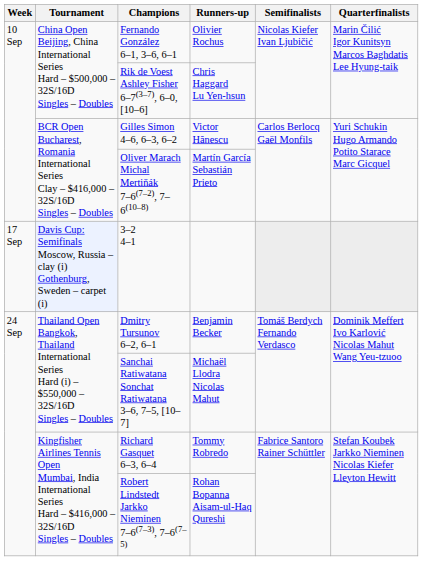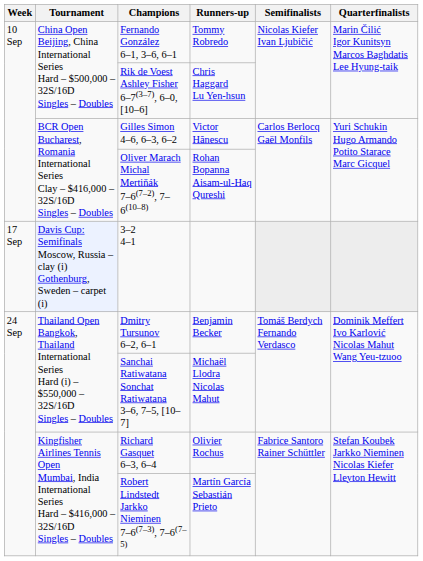(208, 36) Olivier Rochus -> (210, 36) Tommy Robredo
(222, 170) Martín García Sebastián Prieto -> (222, 176) Rohan Bopanna Aisam-ul-Haq Qureshi
(210, 446) Tommy Robredo -> (208, 446) Olivier Rochus
(222, 500) Rohan Bopanna Aisam-ul-Haq Qureshi -> (222, 494) Martín García Sebastián Prieto
